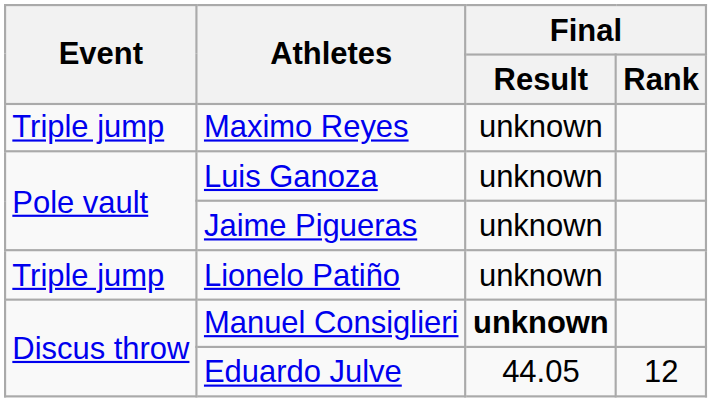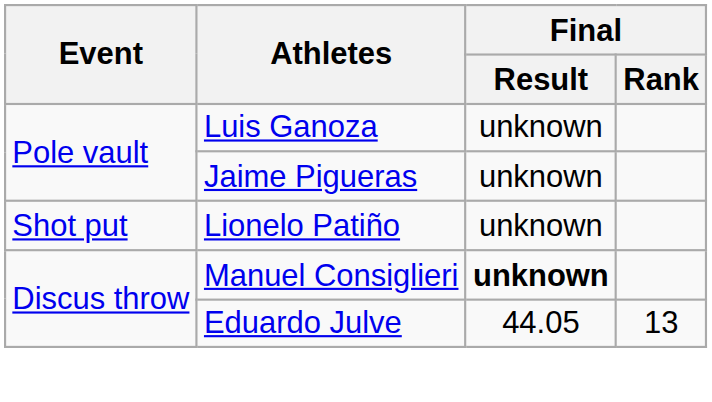- row: (306, 128)
(88, 274) Triple jump -> (70, 226) Shot put
(661, 372) 12 -> (661, 323) 13
